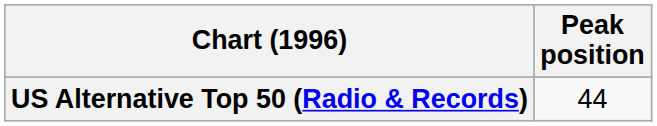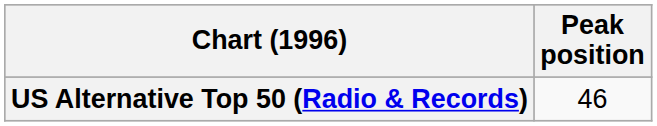(592, 98) 44 -> (592, 98) 46
